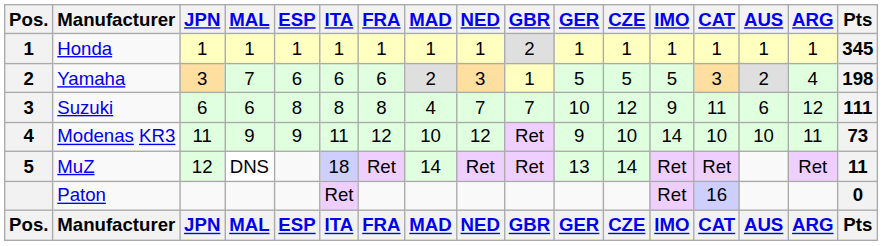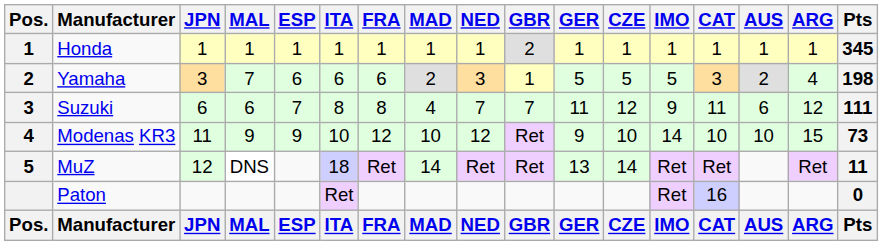(297, 107) 8 -> (297, 107) 7
(579, 107) 10 -> (579, 107) 11
(339, 136) 11 -> (339, 136) 10
(813, 136) 11 -> (813, 136) 15
